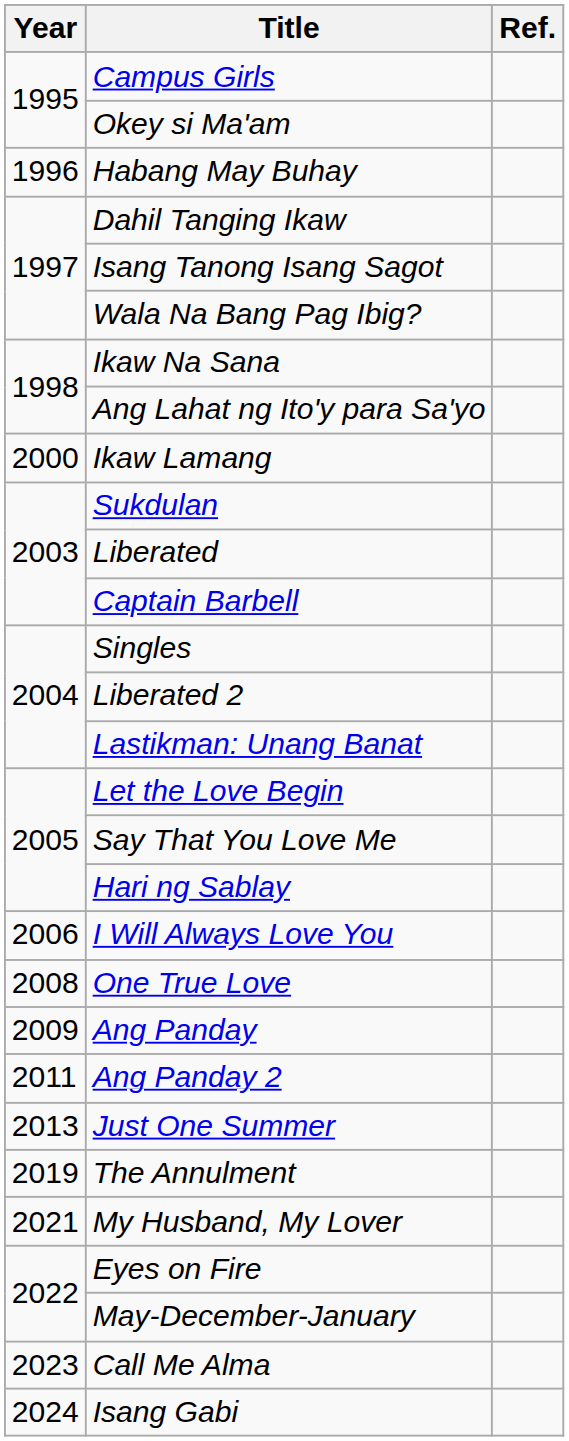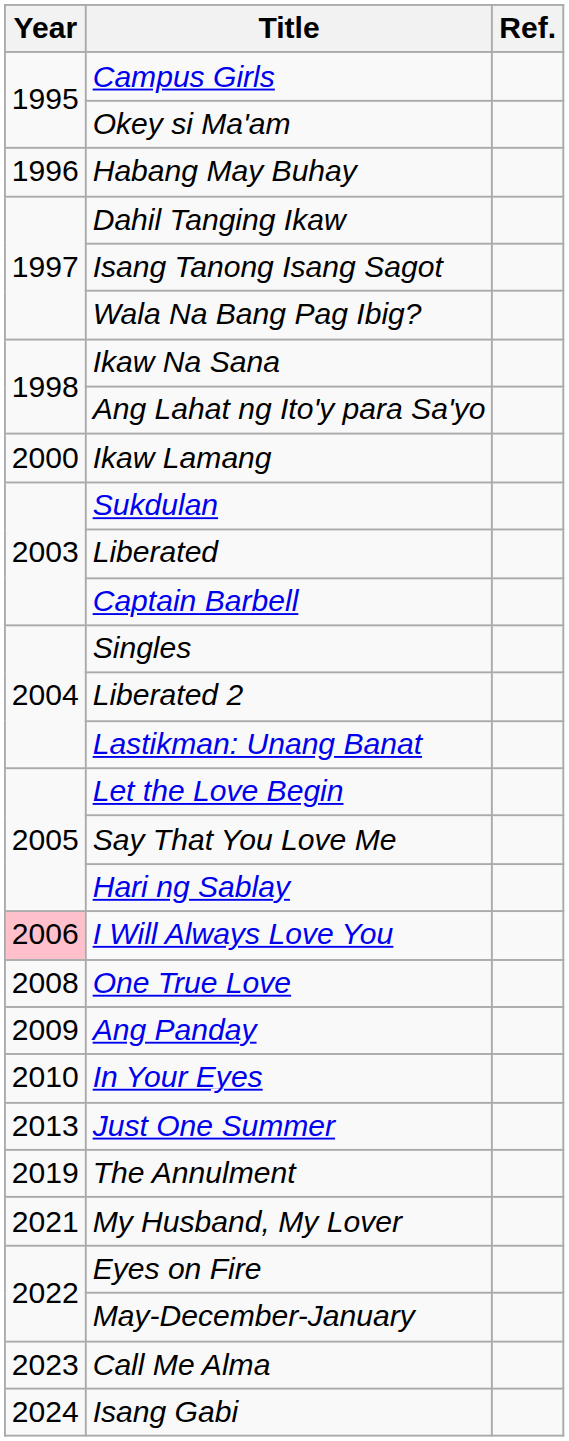(45, 934) no background -> (45, 934) pink background
+ row: (178, 1077)
- row: (187, 1077)
